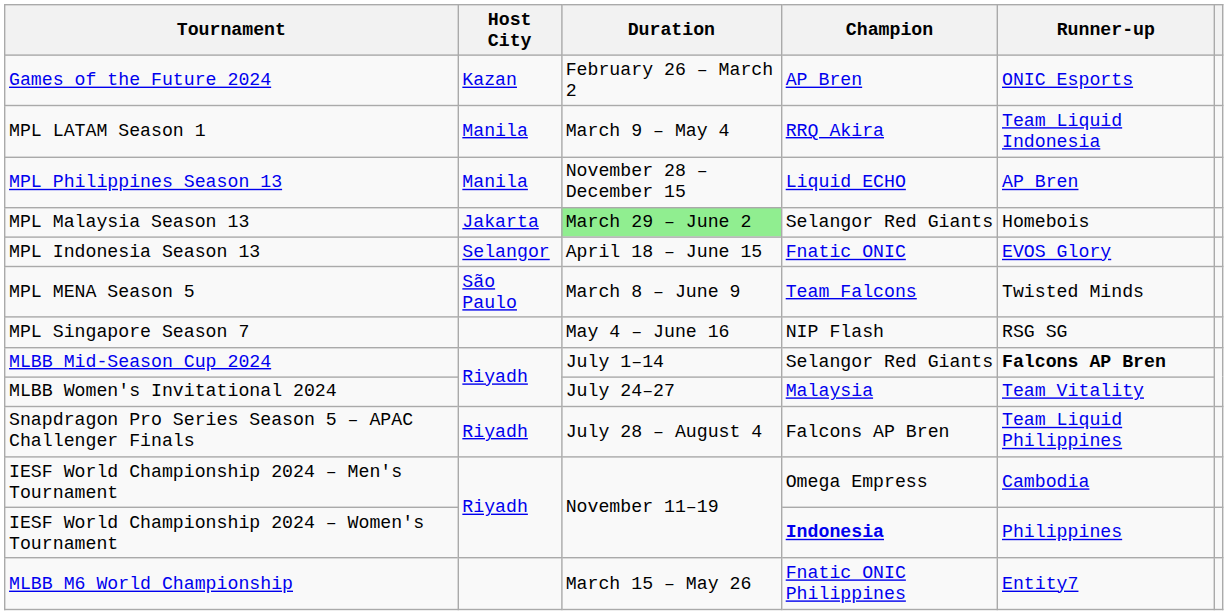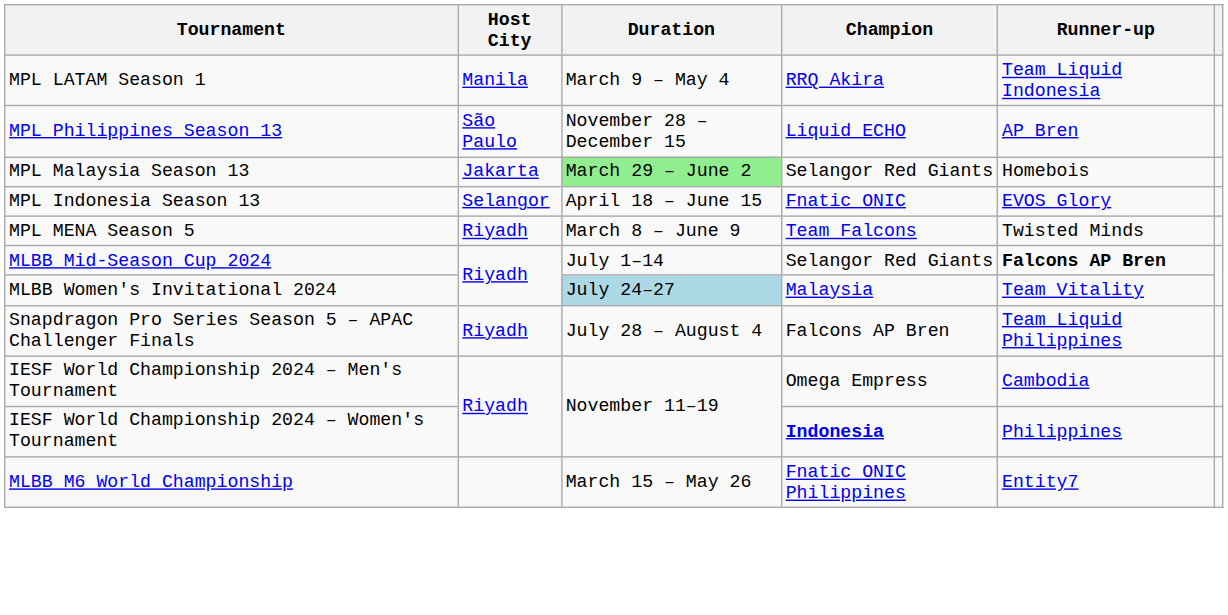- row: (140, 81)
(495, 182) Manila -> (490, 131) São Paulo
(490, 292) São Paulo -> (495, 231) Riyadh
- row: (129, 332)
(620, 391) no background -> (620, 290) lightblue background
